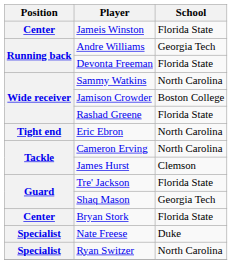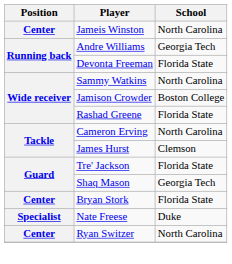(185, 30) Florida State -> (190, 30) North Carolina
- row: (100, 132)
(39, 251) Specialist -> (39, 234) Center
